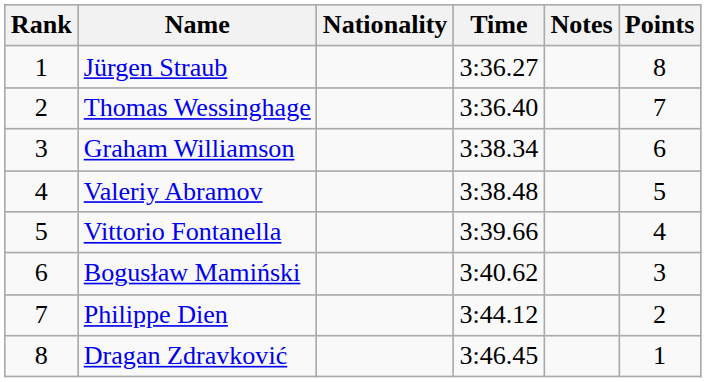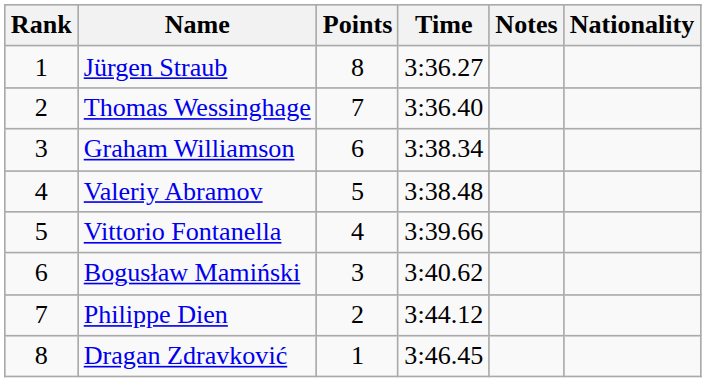columns swapped: (385, 25) <-> (660, 25)
